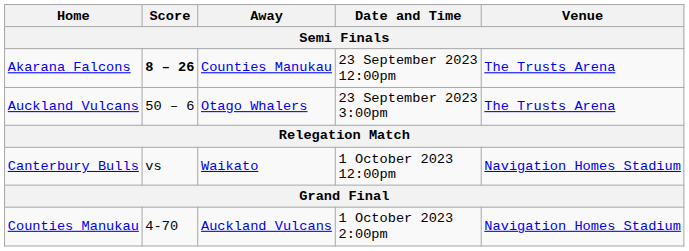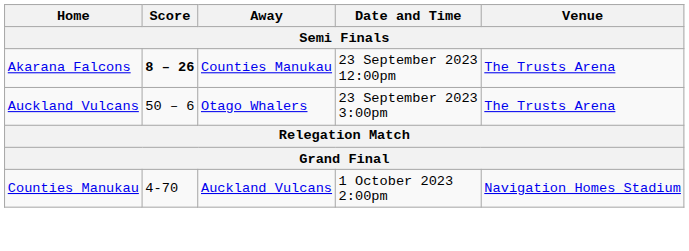- row: (73, 166)
